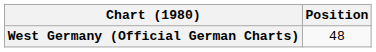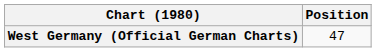(337, 37) 48 -> (337, 37) 47
